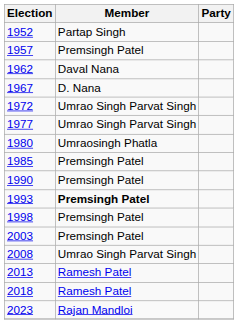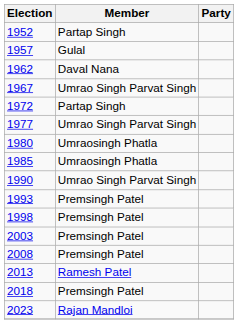(101, 50) Premsingh Patel -> (72, 50) Gulal
(79, 87) D. Nana -> (127, 87) Umrao Singh Parvat Singh
(127, 106) Umrao Singh Parvat Singh -> (92, 106) Partap Singh
(101, 161) Premsingh Patel -> (108, 161) Umraosingh Phatla
(101, 180) Premsingh Patel -> (127, 180) Umrao Singh Parvat Singh
(104, 198) bold -> (101, 198) normal
(127, 254) Umrao Singh Parvat Singh -> (101, 254) Premsingh Patel
(95, 291) Ramesh Patel -> (101, 291) Premsingh Patel
